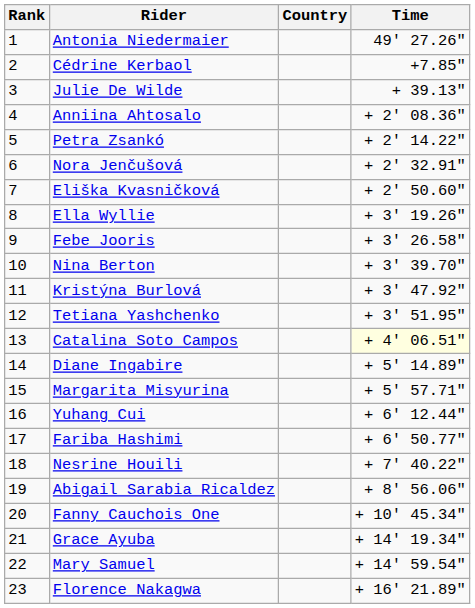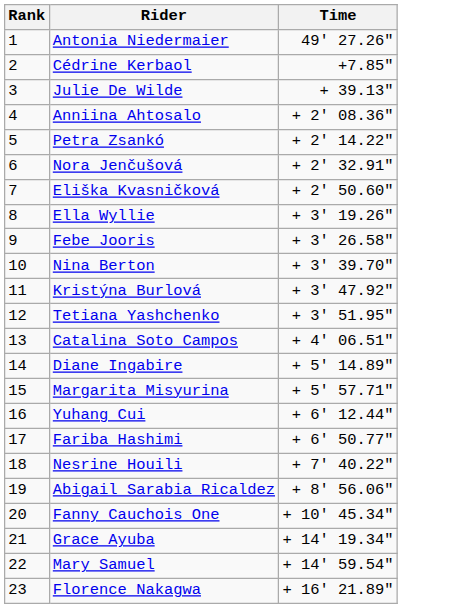- column: (315, 17)
(415, 341) lightyellow background -> (343, 341) no background
